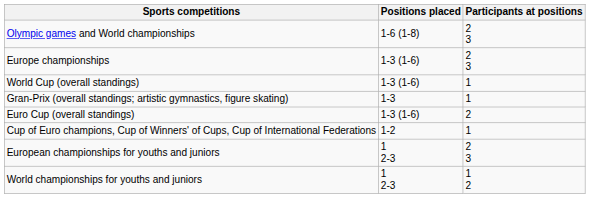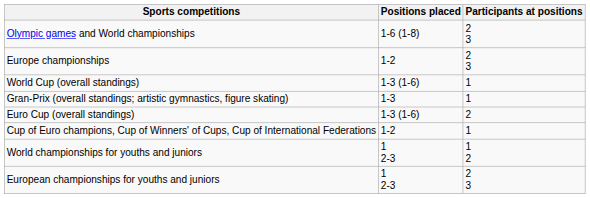(400, 61) 1-3 (1-6) -> (388, 61) 1-2
rows swapped: (104, 180) <-> (113, 152)
